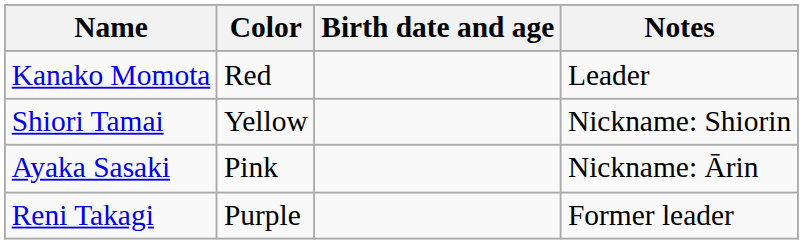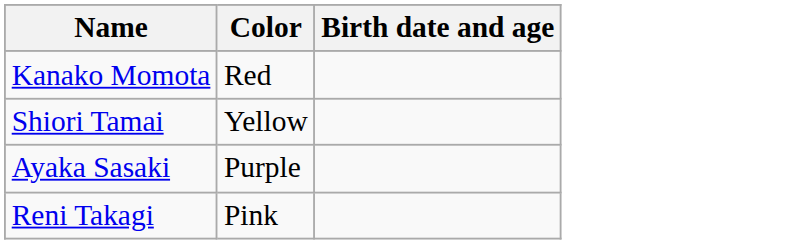- column: (680, 27)
(251, 167) Pink -> (262, 167) Purple
(262, 214) Purple -> (251, 214) Pink
